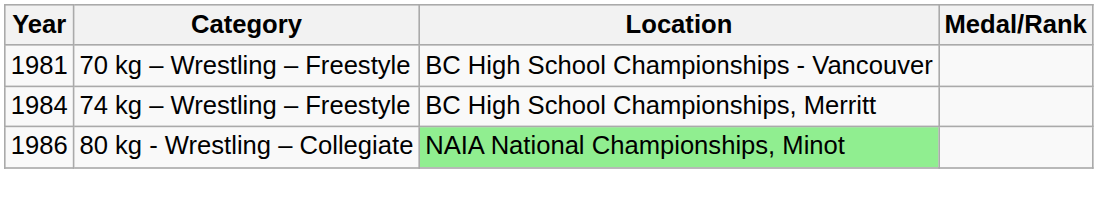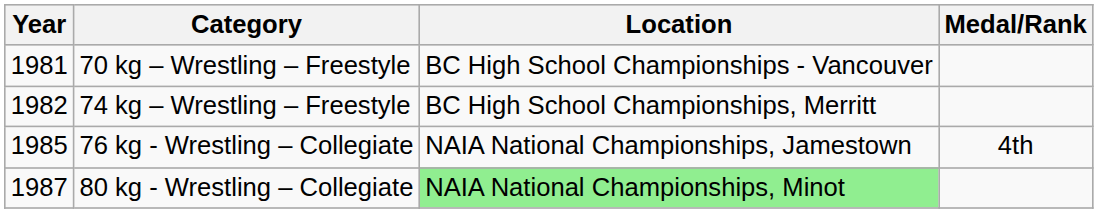(39, 106) 1984 -> (39, 106) 1982
+ row: (246, 146)
(39, 146) 1986 -> (39, 187) 1987
